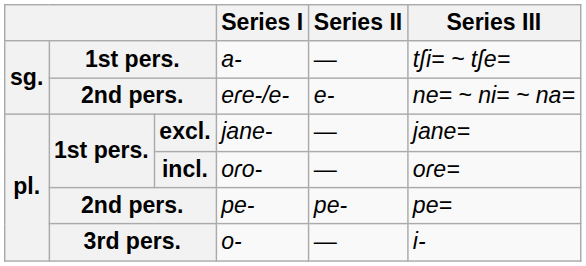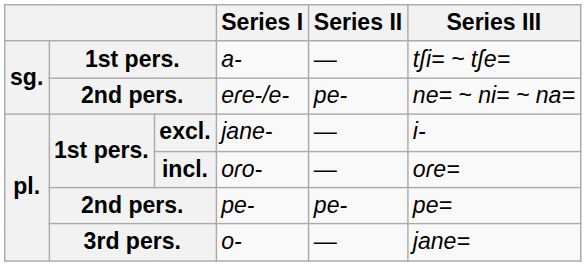(324, 95) e- -> (330, 95) pe-
(441, 132) jane= -> (419, 132) i-
(419, 242) i- -> (441, 242) jane=
